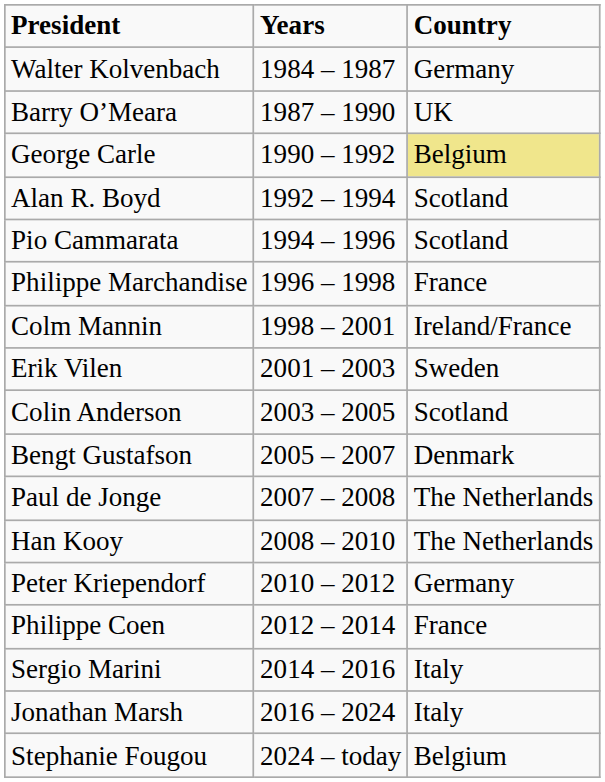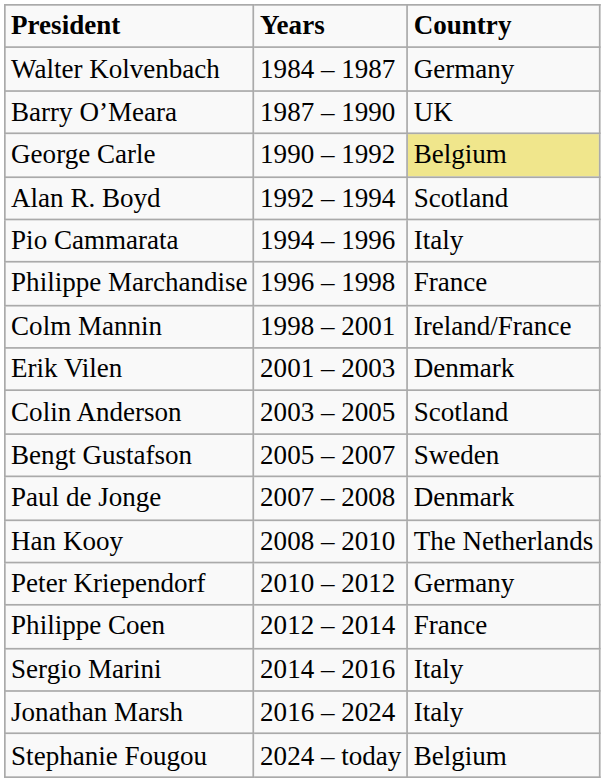(461, 240) Scotland -> (439, 240) Italy
(457, 369) Sweden -> (464, 369) Denmark
(464, 454) Denmark -> (457, 454) Sweden
(503, 497) The Netherlands -> (464, 497) Denmark
